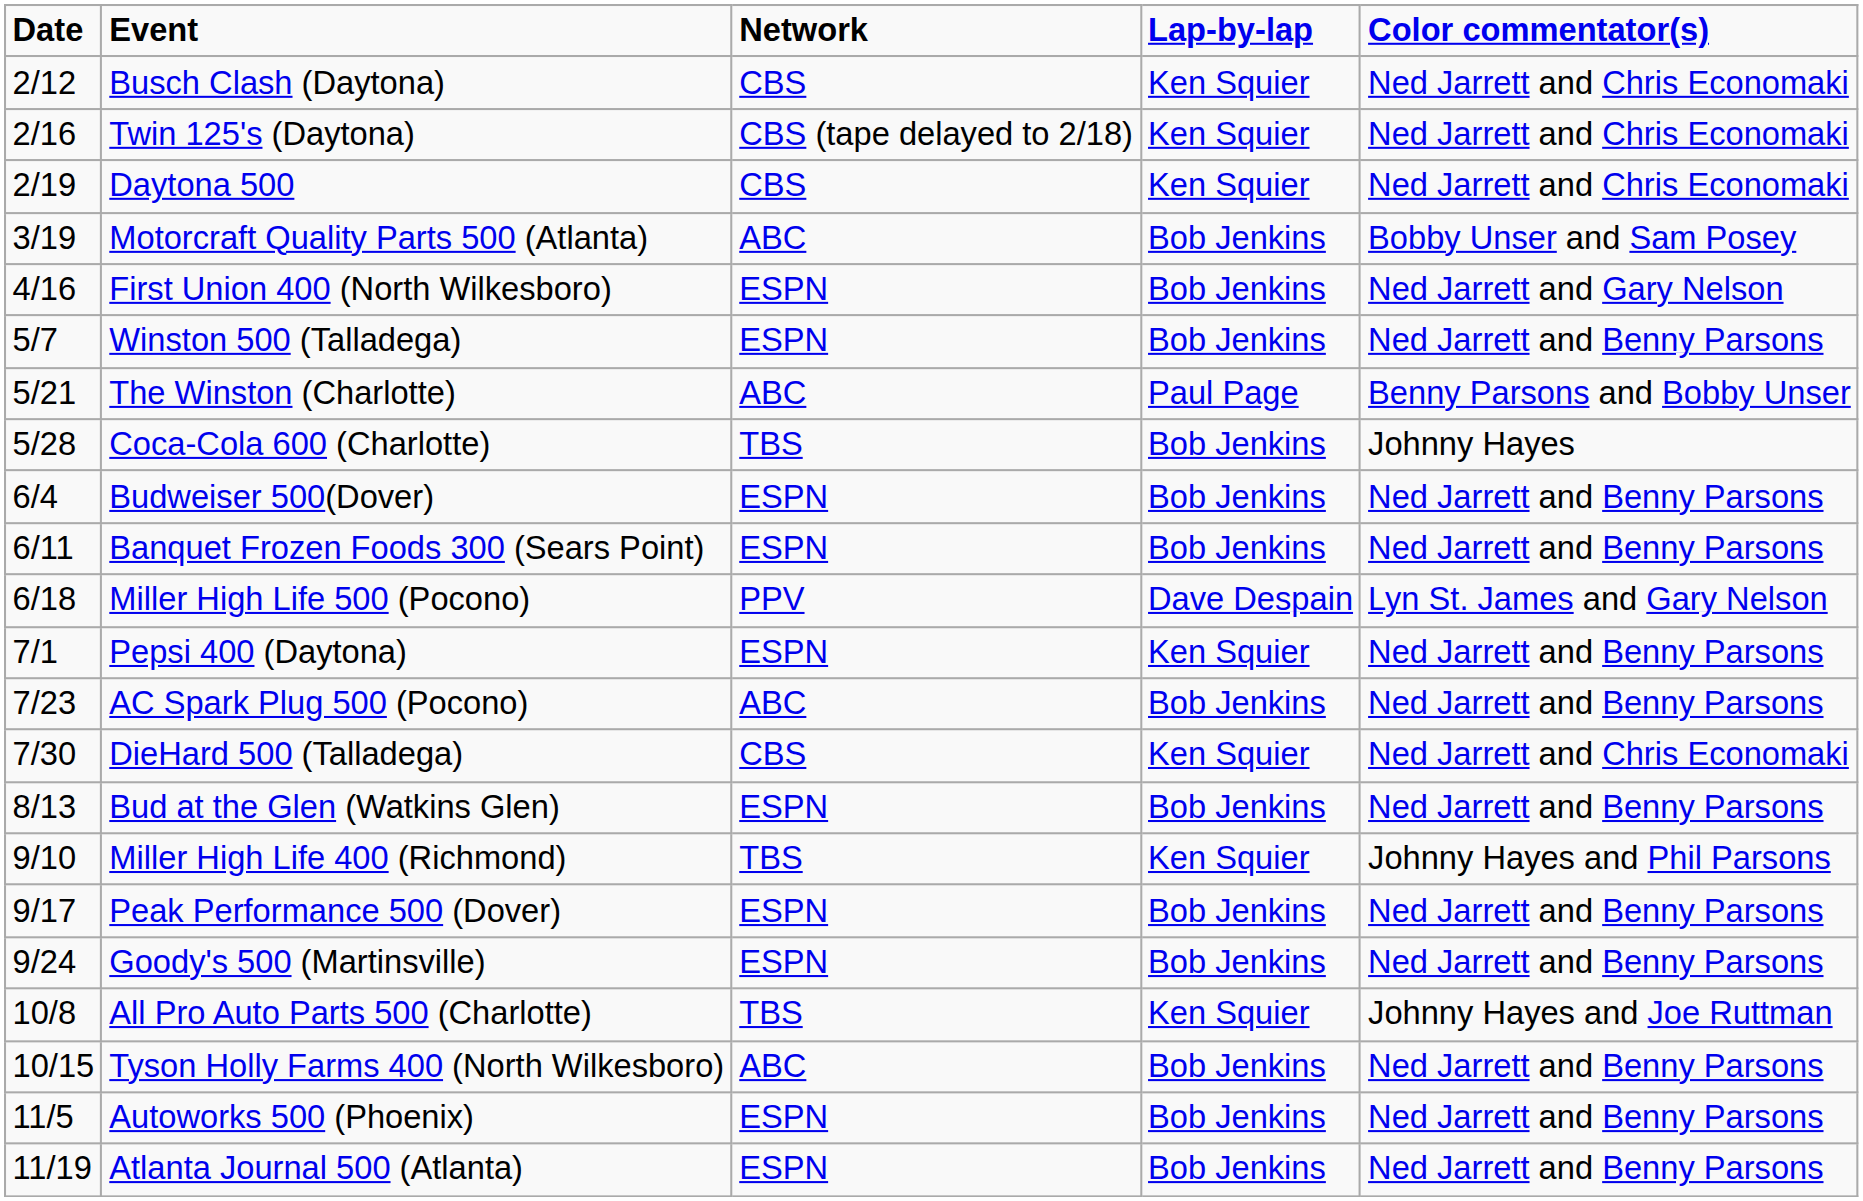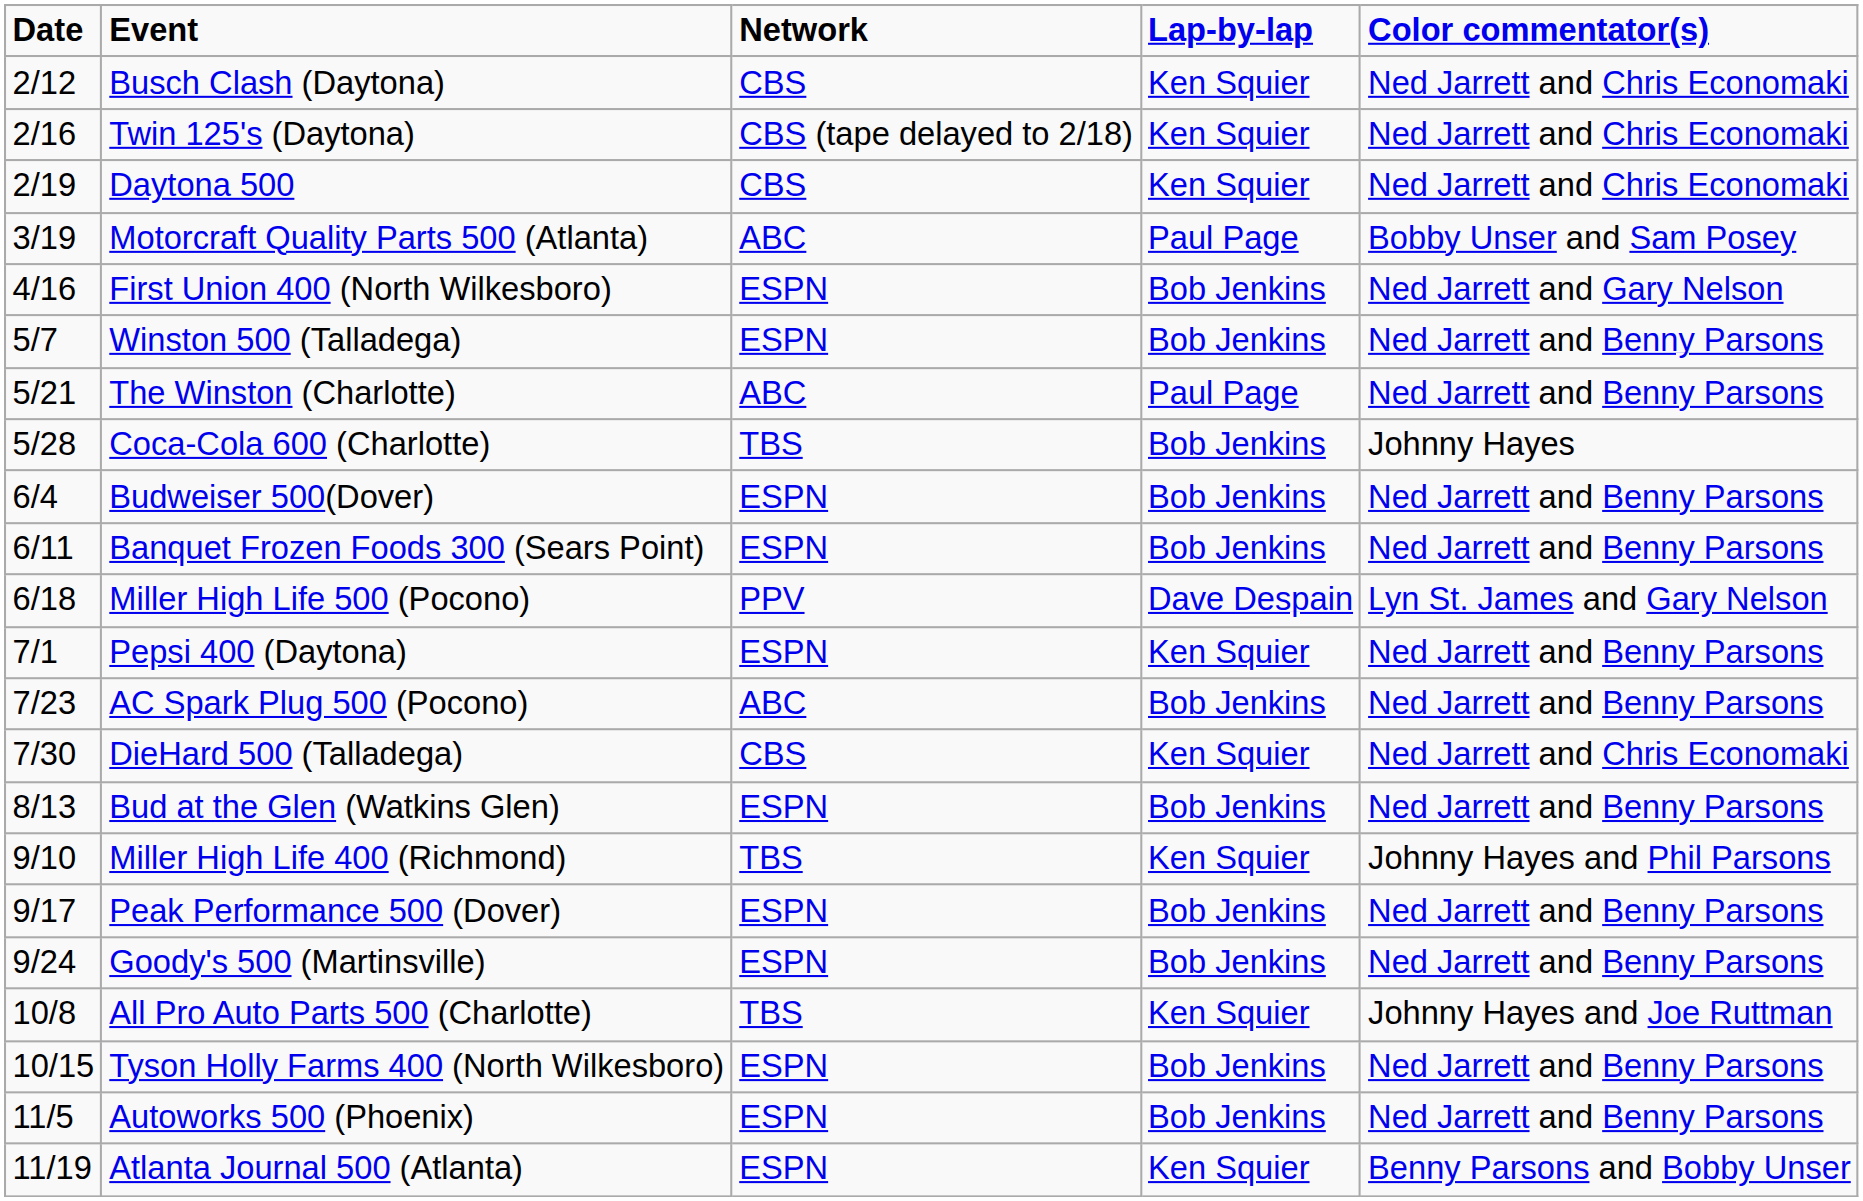(1237, 237) Bob Jenkins -> (1223, 237) Paul Page
(1609, 392) Benny Parsons and Bobby Unser -> (1596, 392) Ned Jarrett and Benny Parsons
(773, 1065) ABC -> (784, 1065) ESPN
(1237, 1169) Bob Jenkins -> (1229, 1169) Ken Squier
(1596, 1169) Ned Jarrett and Benny Parsons -> (1609, 1169) Benny Parsons and Bobby Unser
